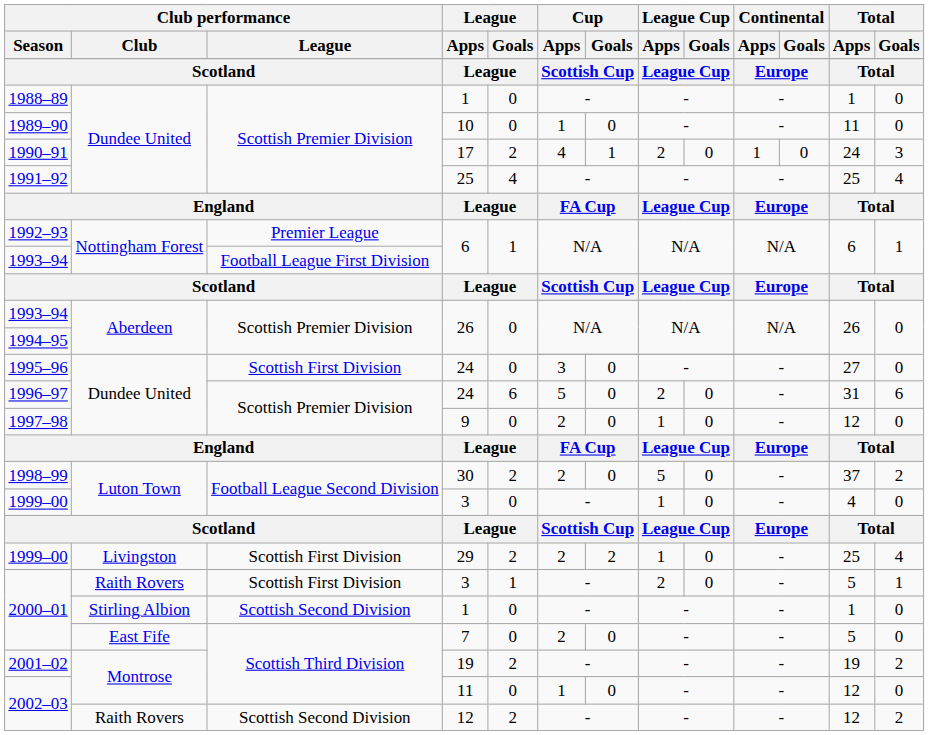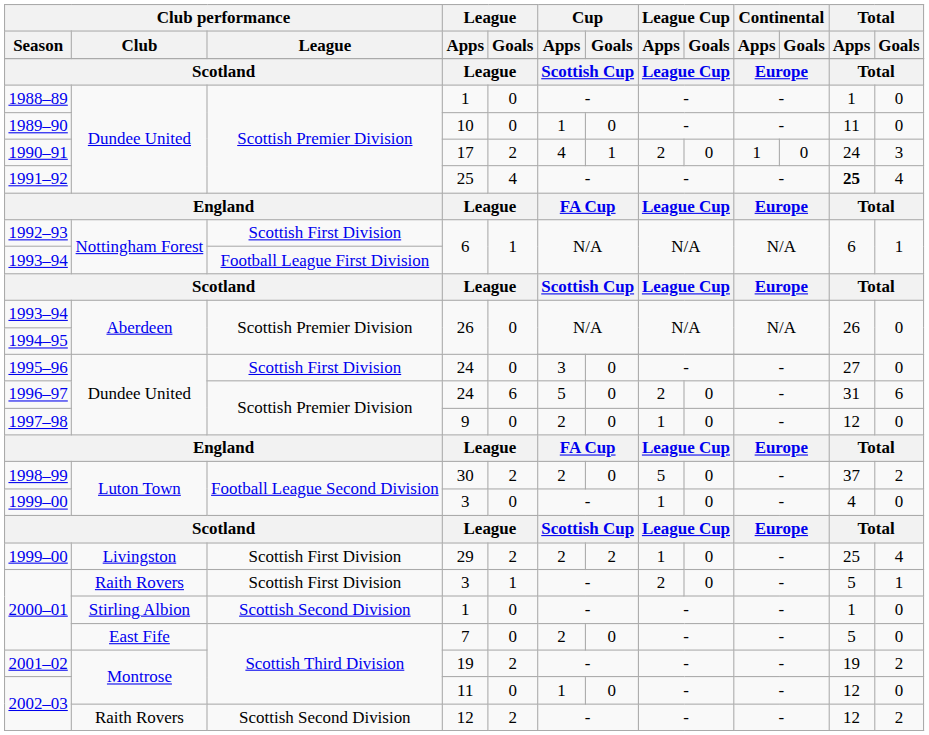(852, 179) normal -> (852, 179) bold
(325, 233) Premier League -> (325, 233) Scottish First Division
